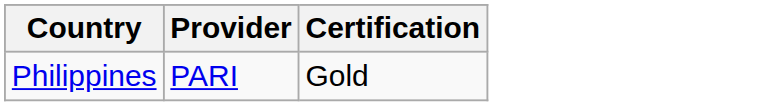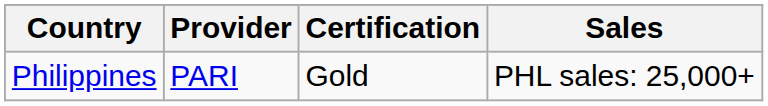+ column: (624, 28)
